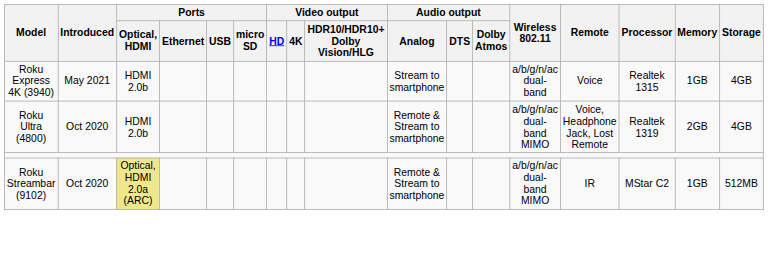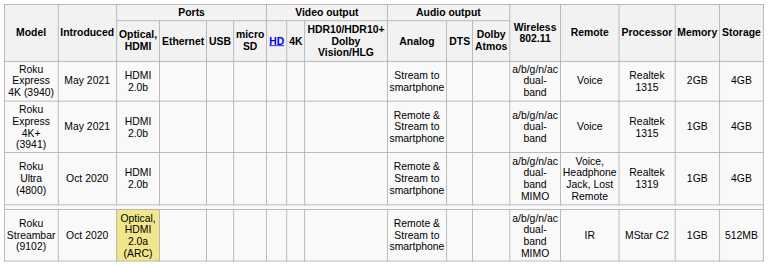(697, 81) 1GB -> (697, 81) 2GB
+ row: (31, 127)
(697, 127) 2GB -> (697, 179) 1GB
